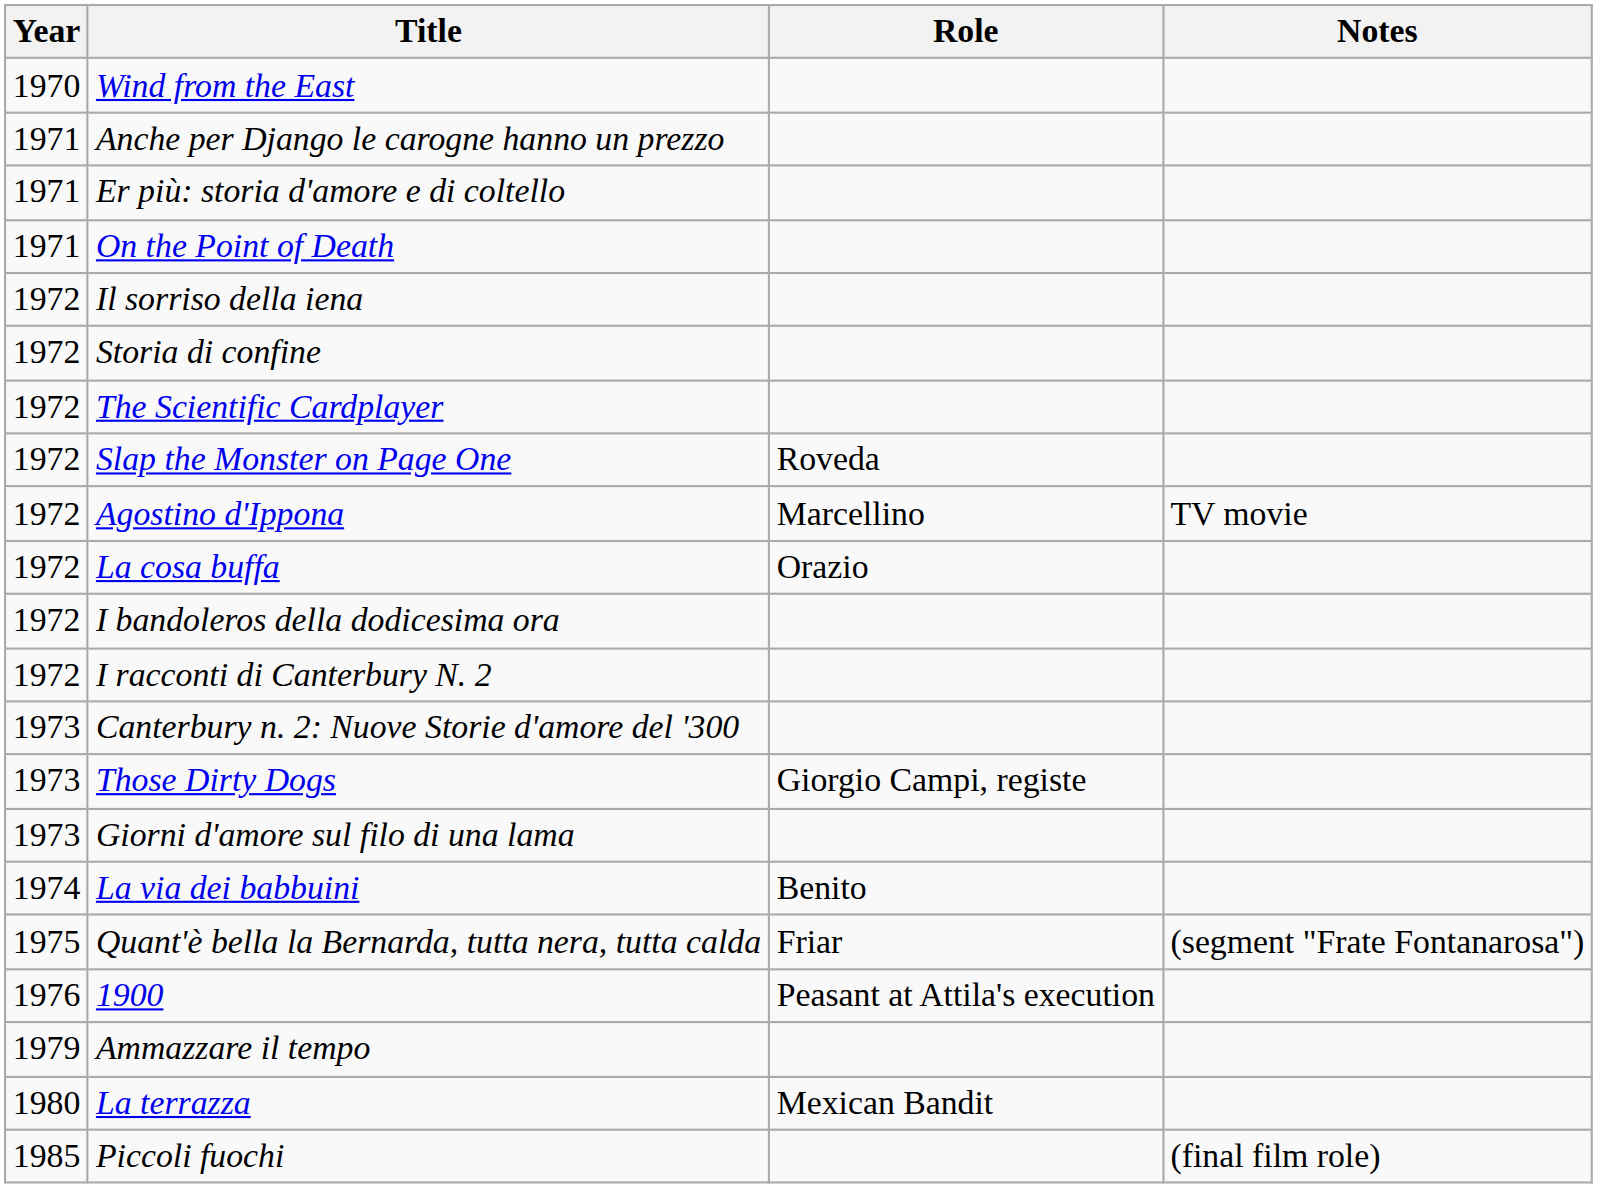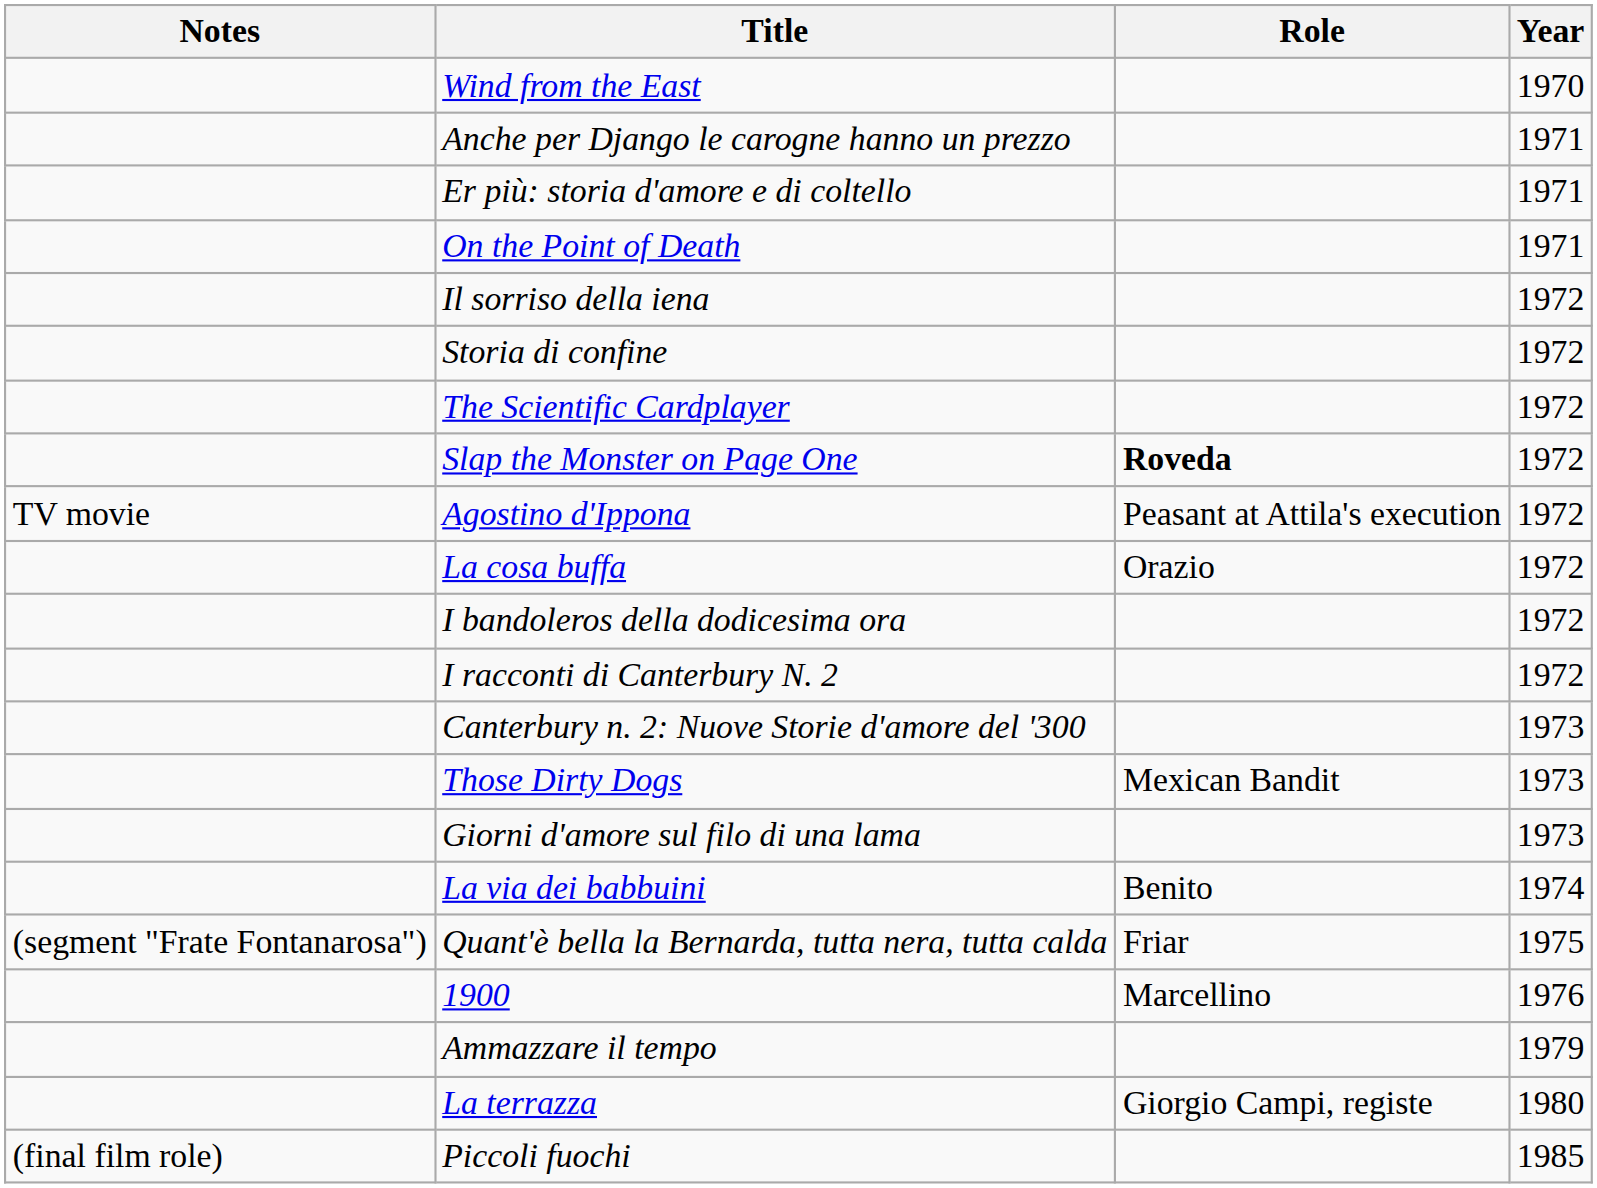columns swapped: (47, 31) <-> (1377, 31)
(828, 459) normal -> (1177, 459) bold
(851, 513) Marcellino -> (1312, 513) Peasant at Attila's execution
(932, 780) Giorgio Campi, registe -> (1231, 780) Mexican Bandit
(966, 995) Peasant at Attila's execution -> (1197, 995) Marcellino
(885, 1102) Mexican Bandit -> (1278, 1102) Giorgio Campi, registe
